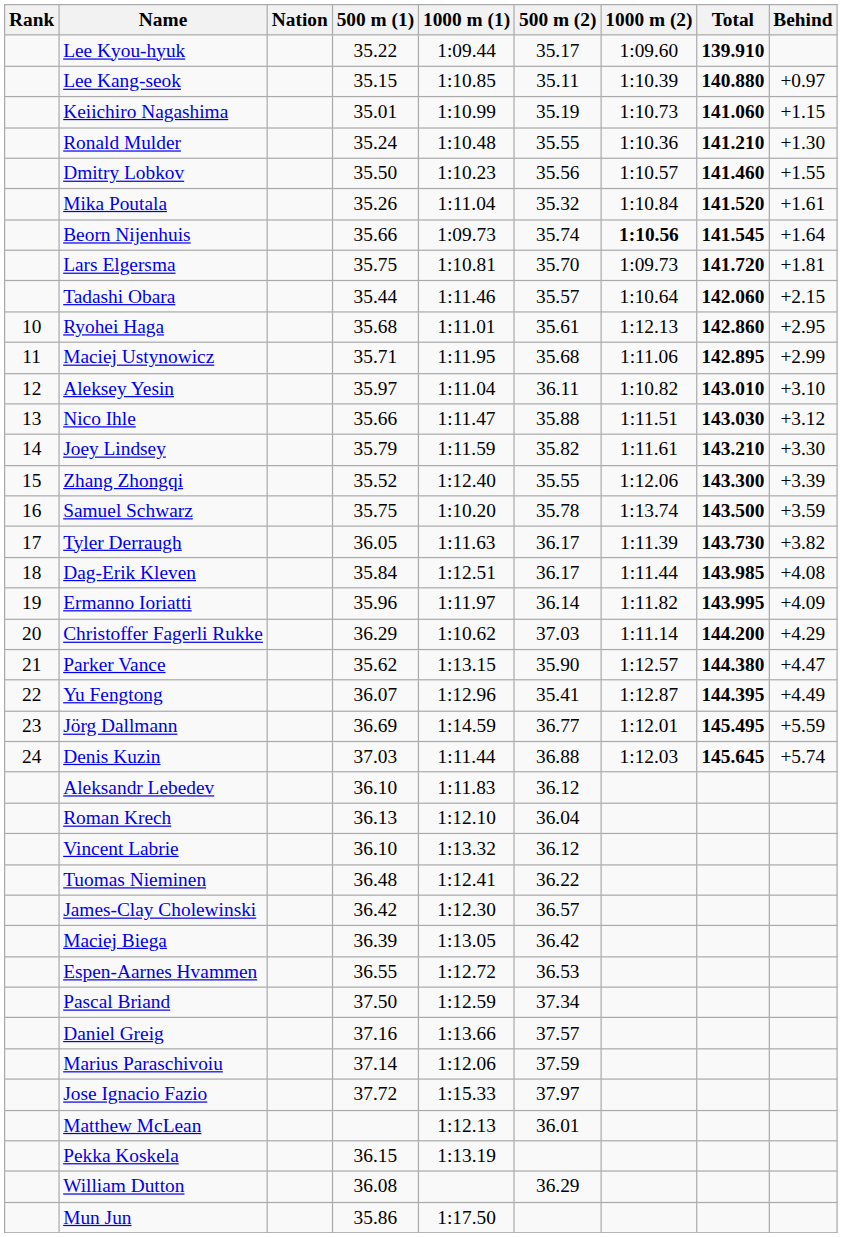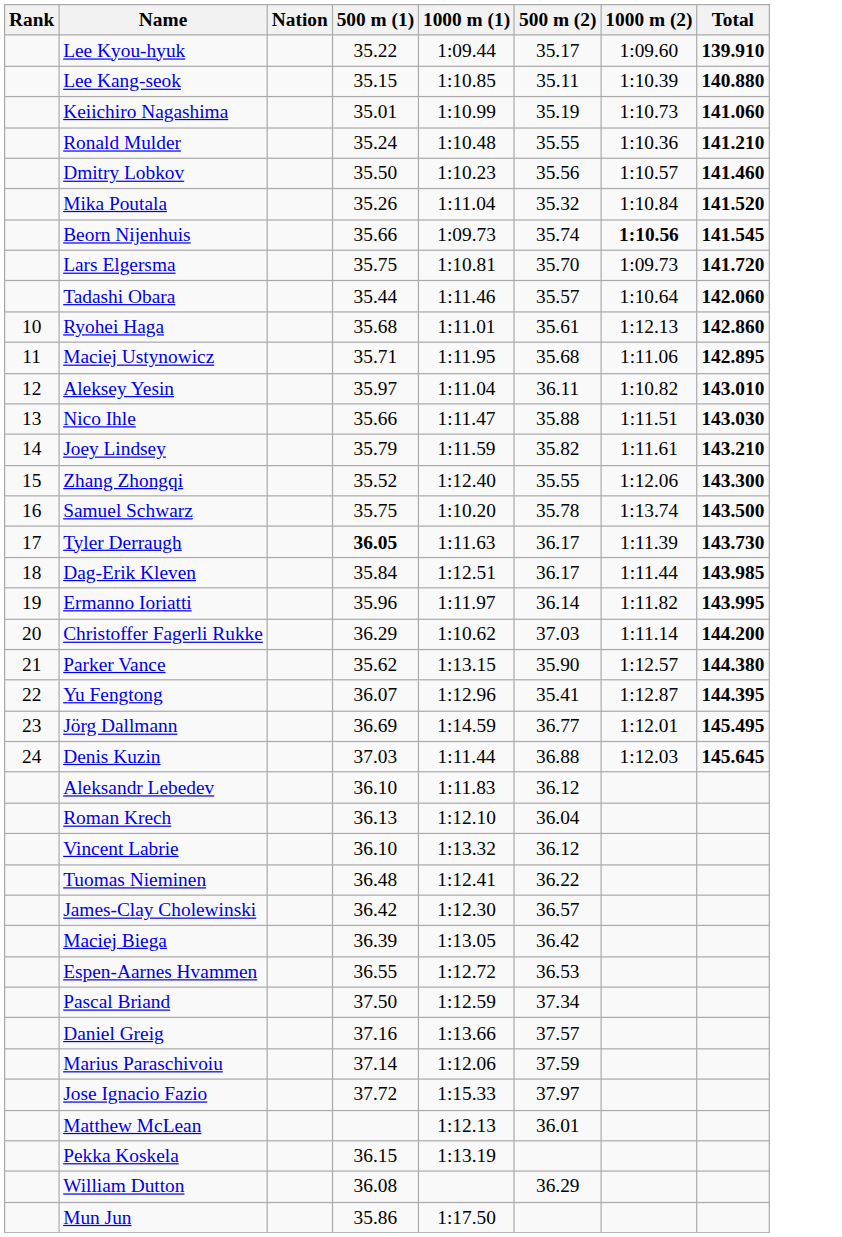- column: (803, 19)
(375, 541) normal -> (375, 541) bold
